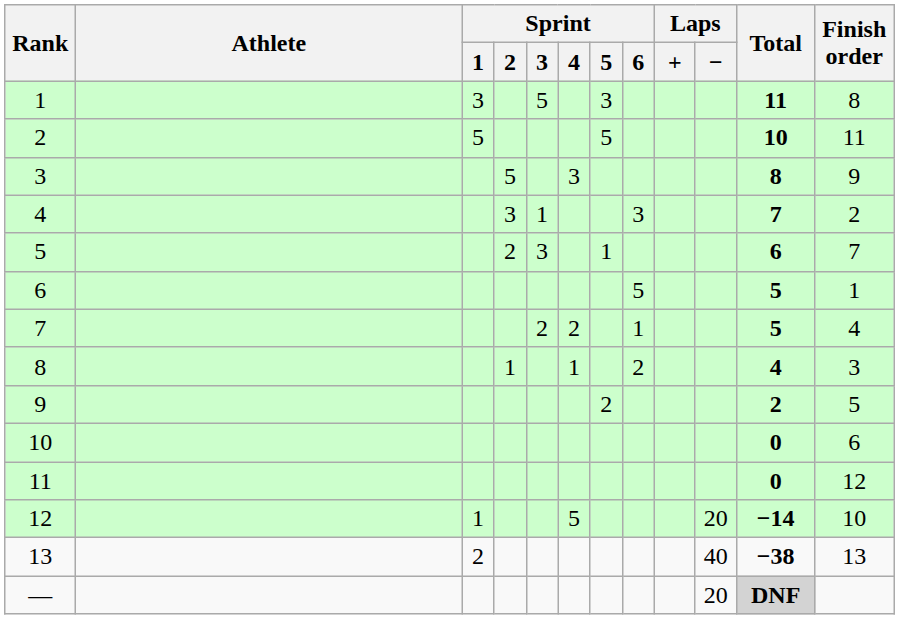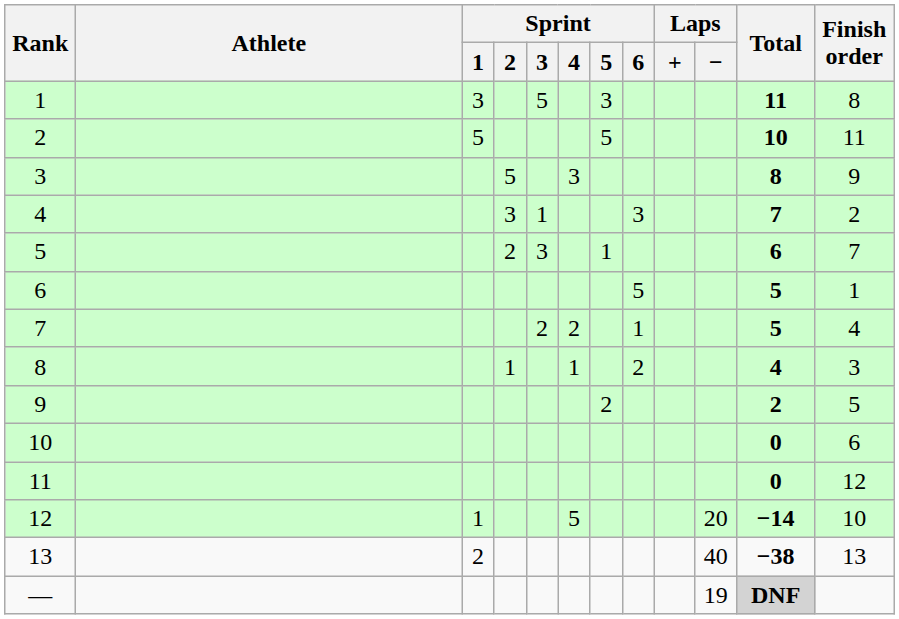(716, 594) 20 -> (716, 594) 19
